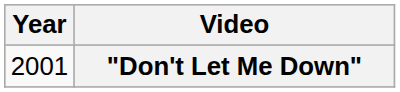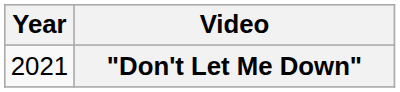(39, 65) 2001 -> (39, 65) 2021
